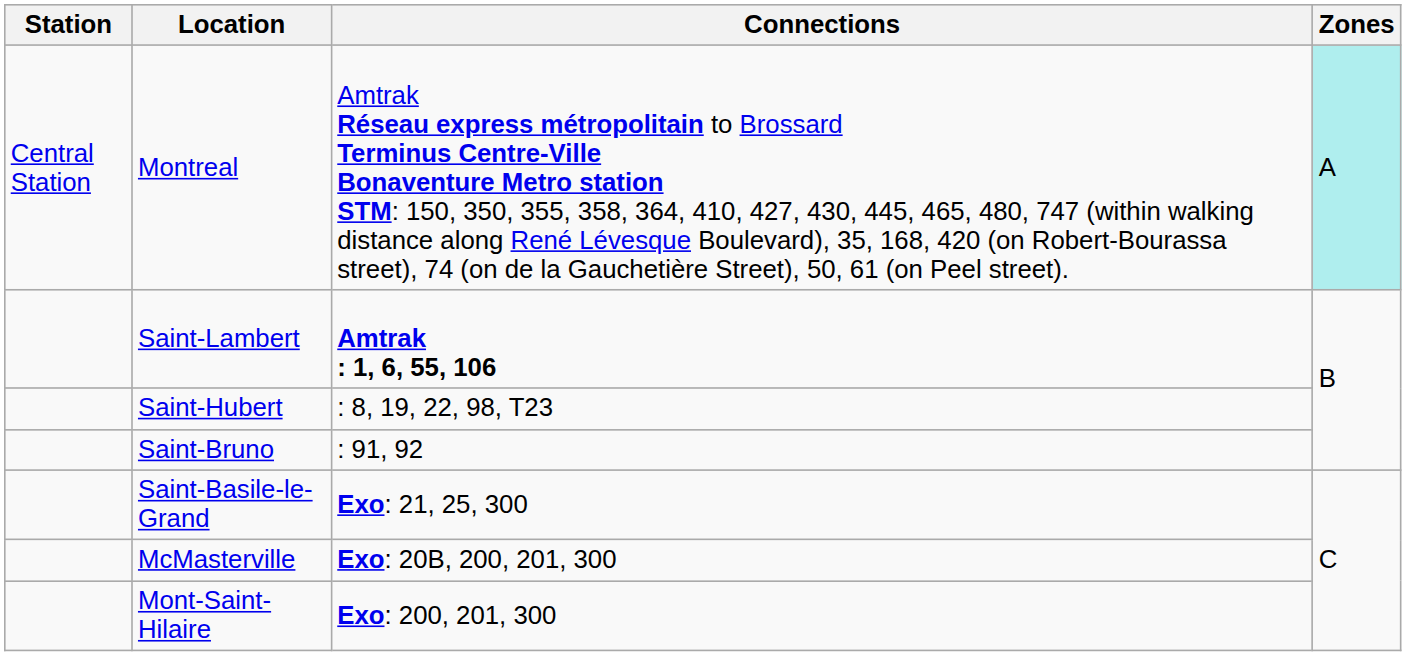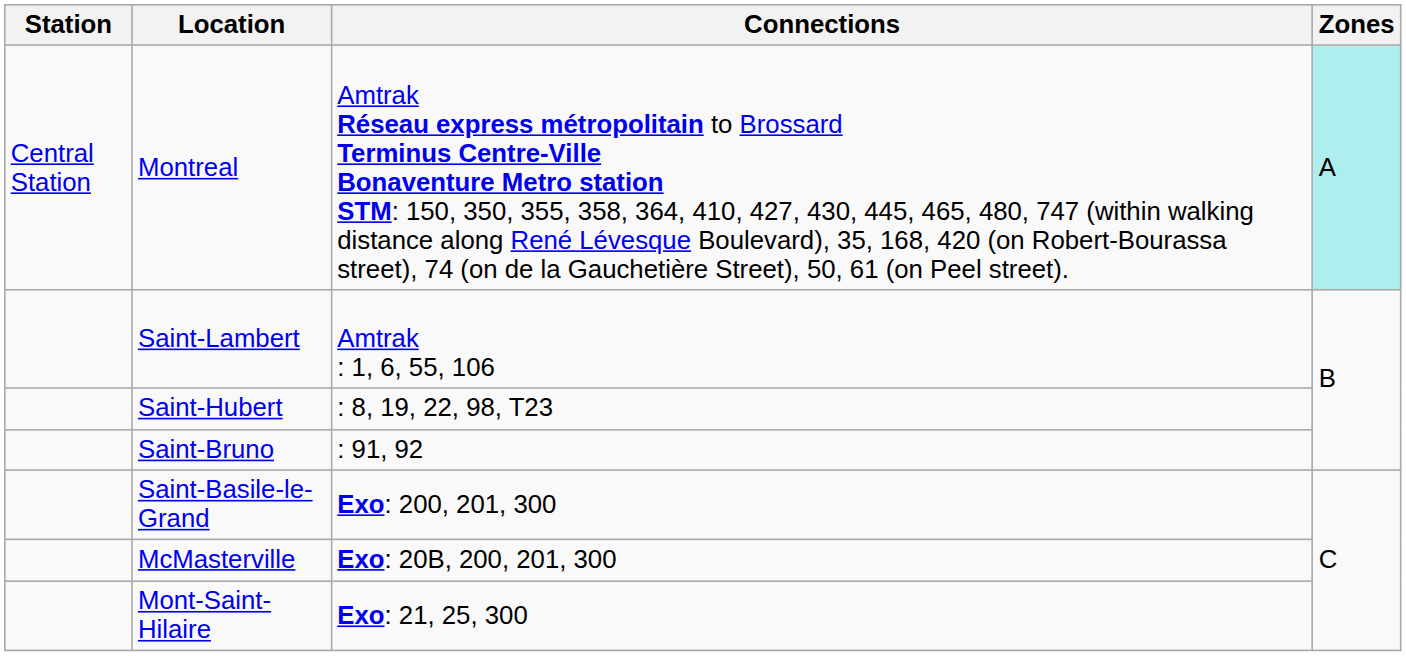(417, 352) bold -> (416, 352) normal
(432, 504) Exo: 21, 25, 300 -> (447, 504) Exo: 200, 201, 300
(447, 615) Exo: 200, 201, 300 -> (432, 615) Exo: 21, 25, 300
